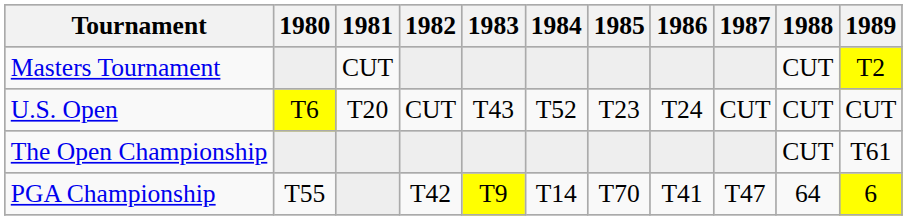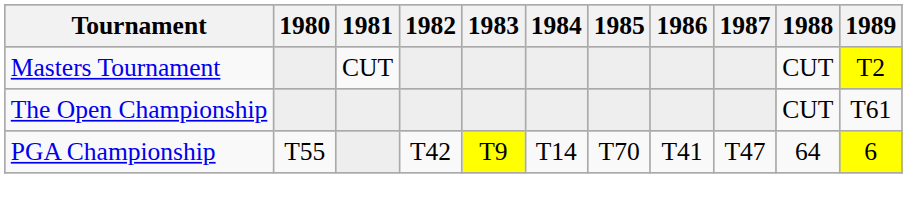- row: (64, 109)
